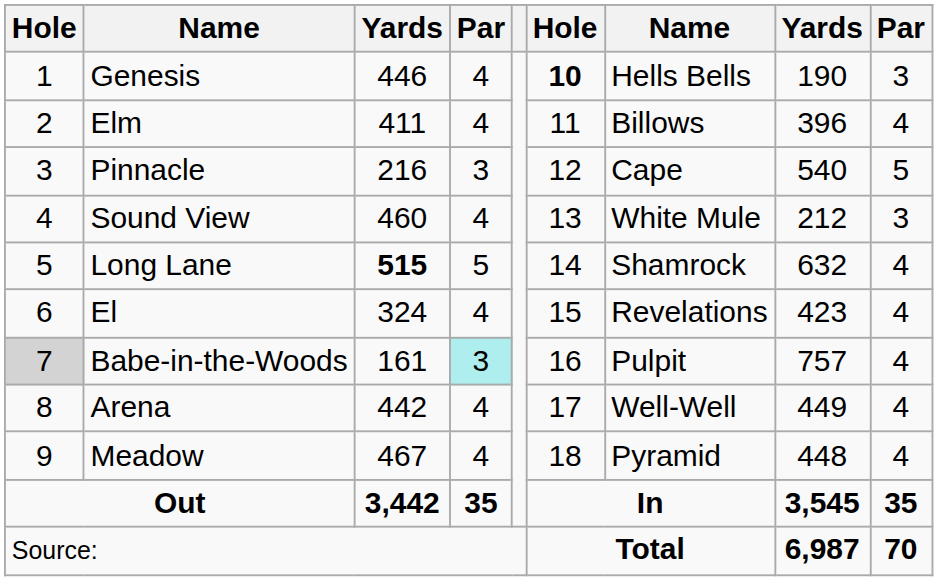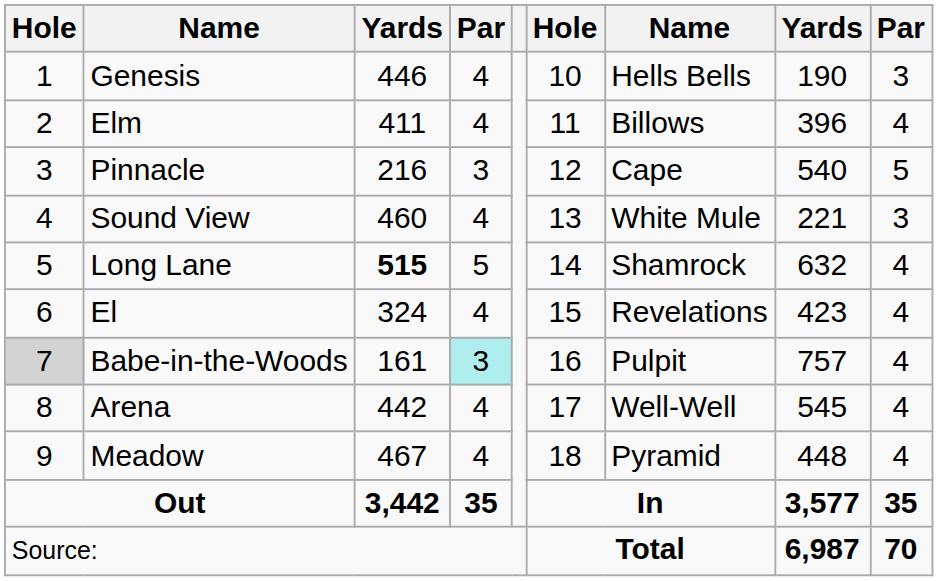(565, 75) bold -> (565, 75) normal
(822, 218) 212 -> (822, 218) 221
(822, 407) 449 -> (822, 407) 545
(822, 502) 3,545 -> (822, 502) 3,577
